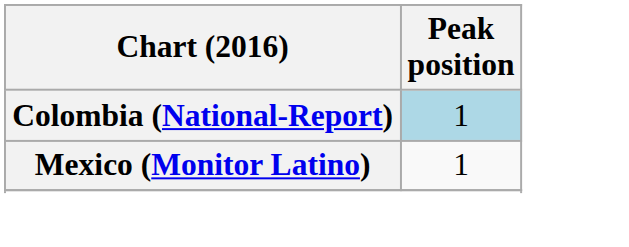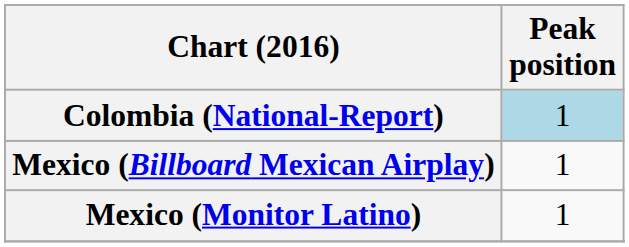+ row: (253, 164)
